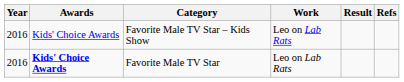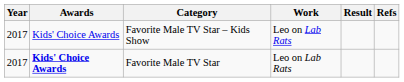(17, 35) 2016 -> (17, 35) 2017
(17, 63) 2016 -> (17, 63) 2017
